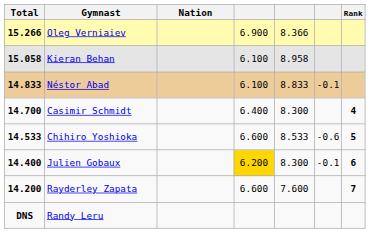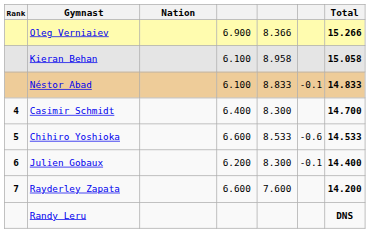columns swapped: (353, 13) <-> (25, 12)
(254, 163) gold background -> (237, 163) no background
